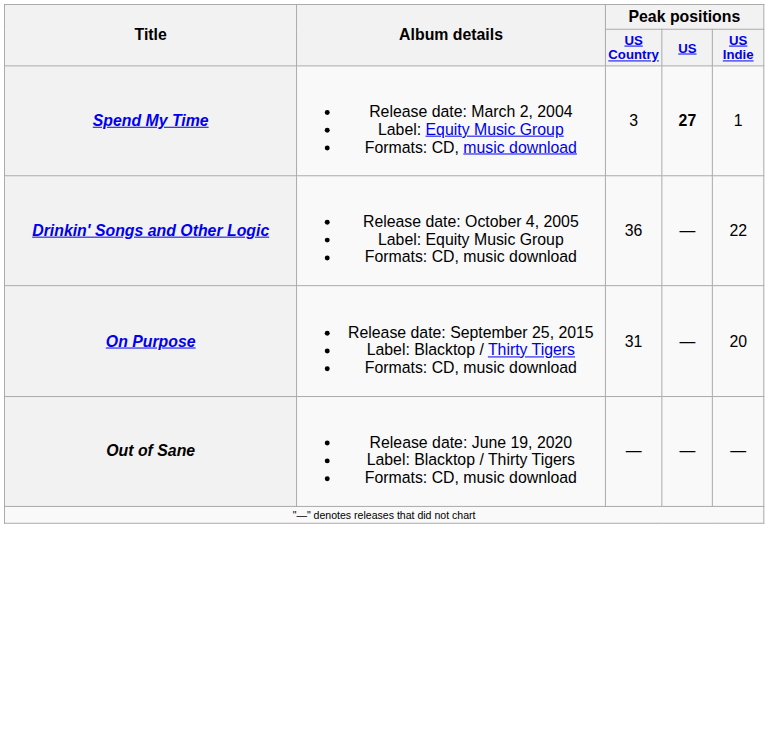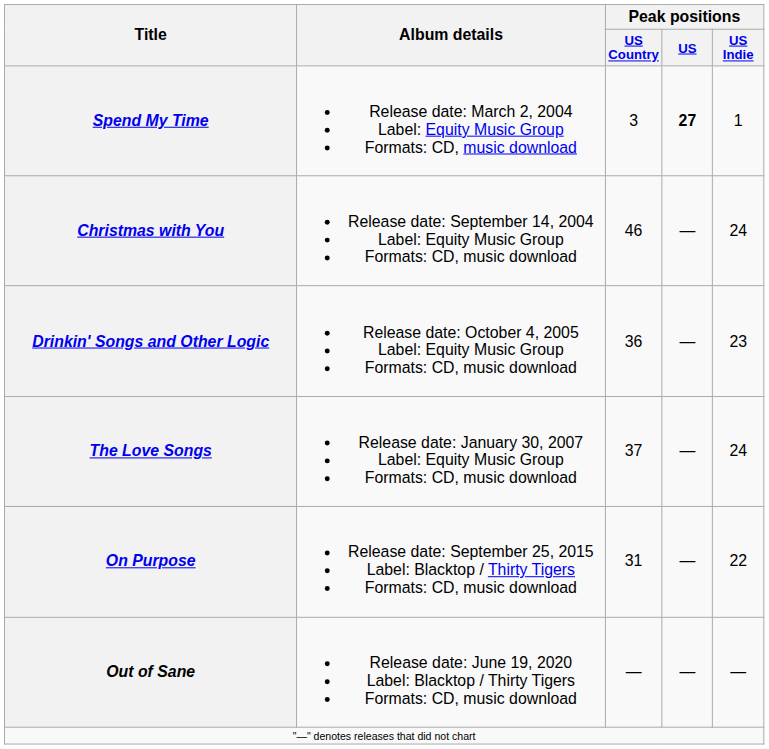+ row: (151, 230)
(738, 230) 22 -> (738, 341) 23
+ row: (151, 451)
(738, 341) 20 -> (738, 561) 22
